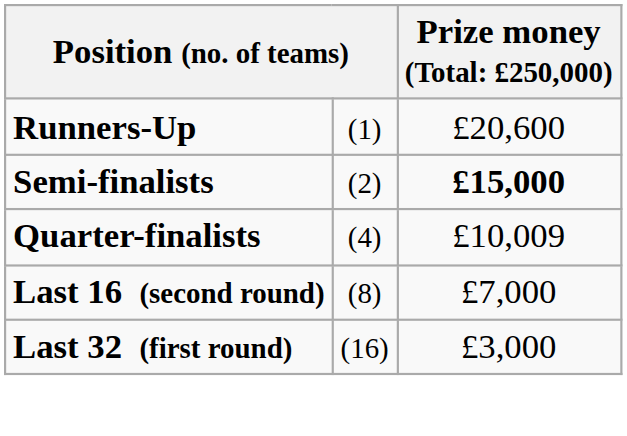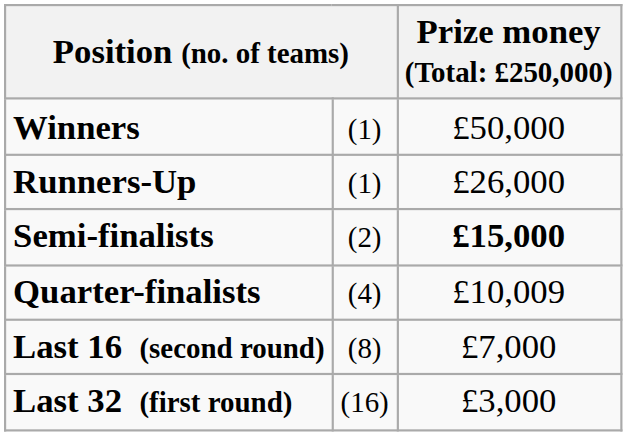+ row: (76, 126)
(509, 126) £20,600 -> (509, 181) £26,000
